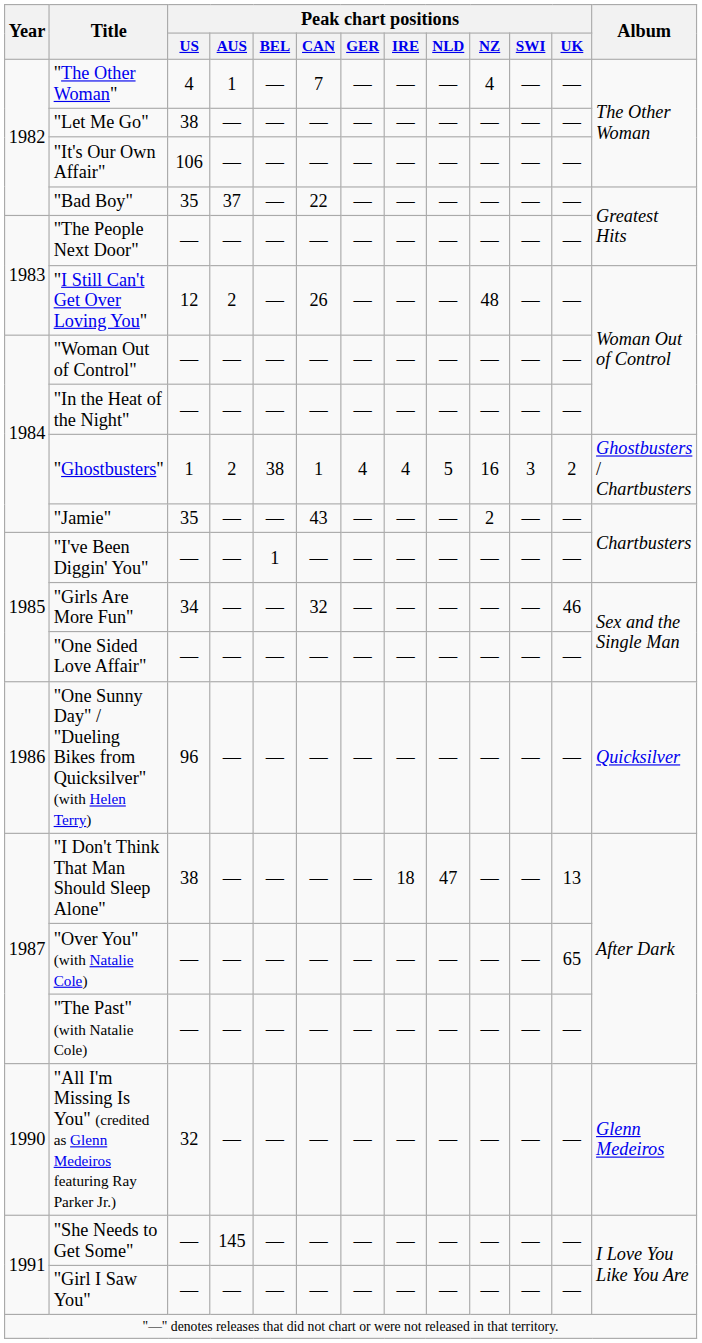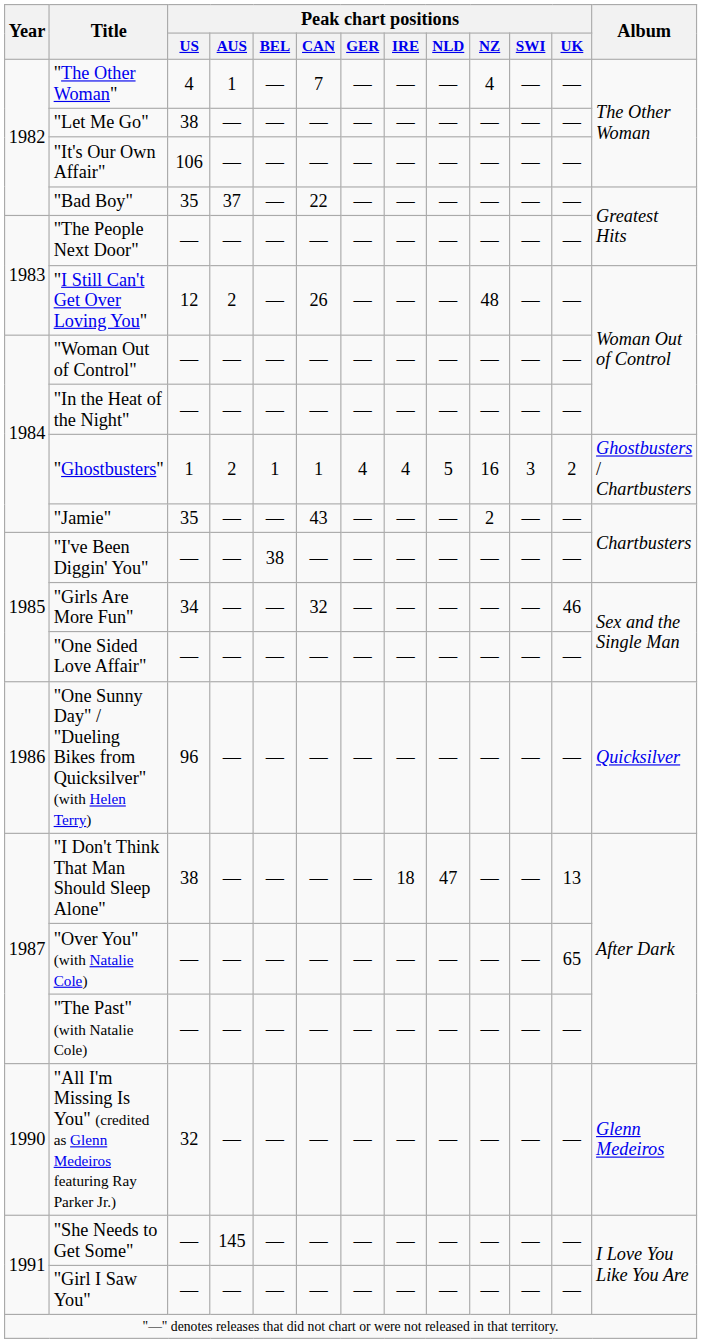(275, 468) 38 -> (275, 468) 1
(275, 557) 1 -> (275, 557) 38
